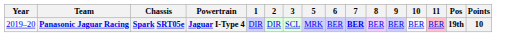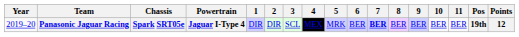+ column: (313, 10)
(436, 24) pink background -> (459, 24) no background
(479, 24) 10 -> (501, 24) 12
